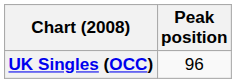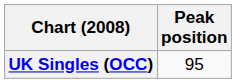(194, 64) 96 -> (194, 64) 95
